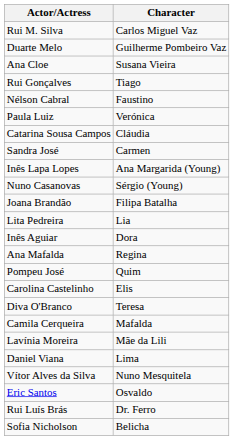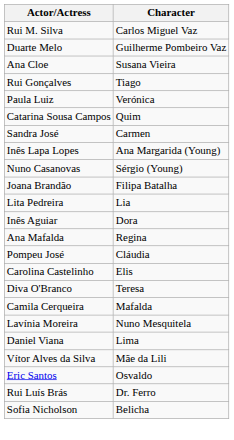- row: (38, 99)
(133, 133) Cláudia -> (128, 116) Quim
(128, 271) Quim -> (133, 254) Cláudia
(141, 340) Mãe da Lili -> (153, 323) Nuno Mesquitela
(153, 375) Nuno Mesquitela -> (141, 358) Mãe da Lili
